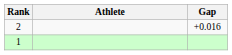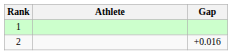rows swapped: (19, 42) <-> (19, 27)
